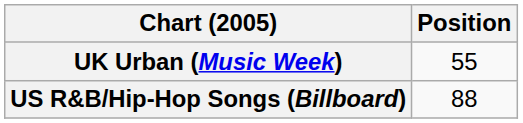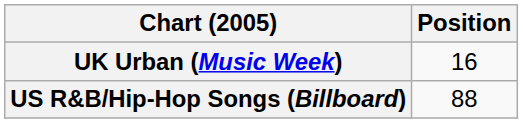(464, 61) 55 -> (464, 61) 16
